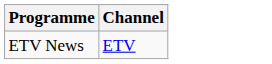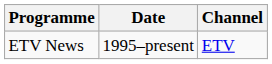+ column: (148, 17)
